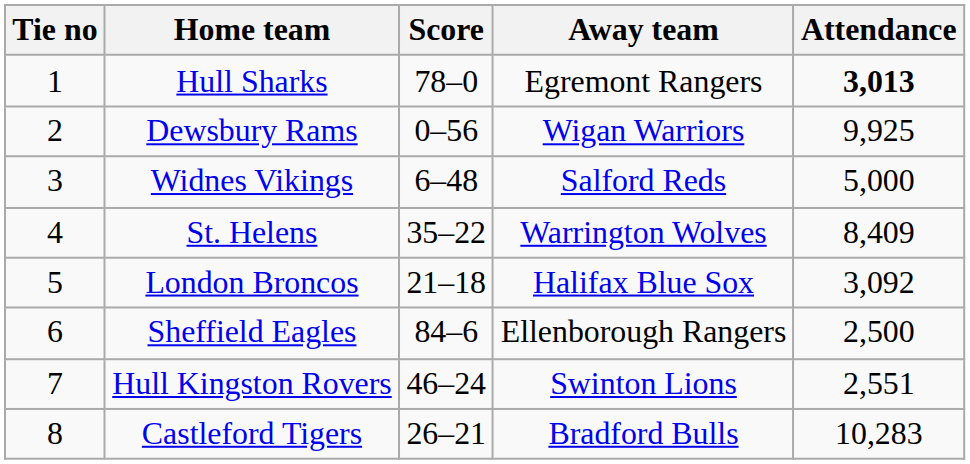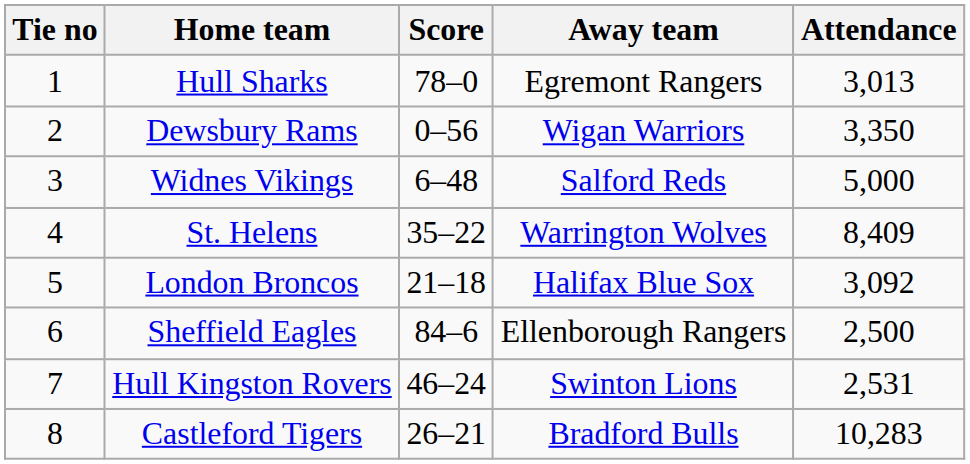(879, 80) bold -> (879, 80) normal
(879, 130) 9,925 -> (879, 130) 3,350
(879, 383) 2,551 -> (879, 383) 2,531
